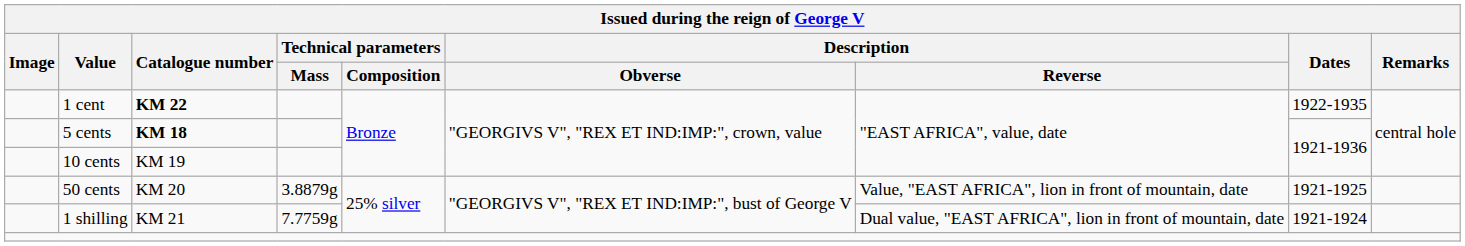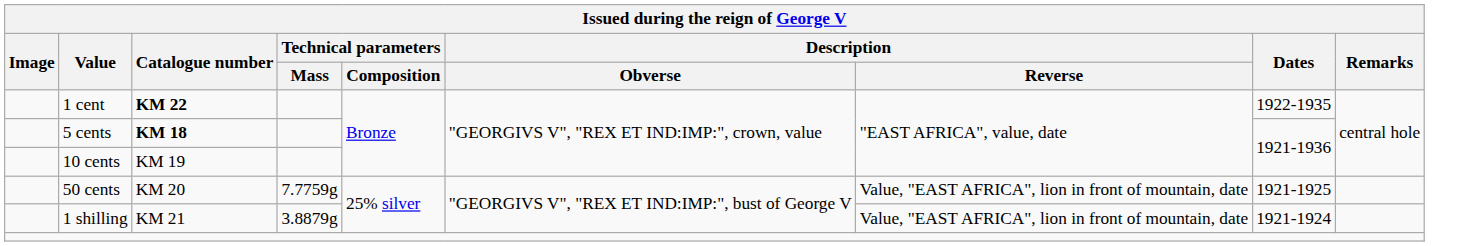(310, 190) 3.8879g -> (310, 190) 7.7759g
(310, 218) 7.7759g -> (310, 218) 3.8879g
(1072, 218) Dual value, "EAST AFRICA", lion in front of mountain, date -> (1054, 218) Value, "EAST AFRICA", lion in front of mountain, date
